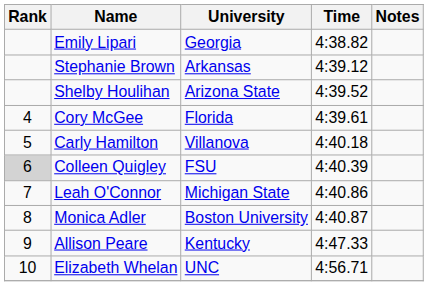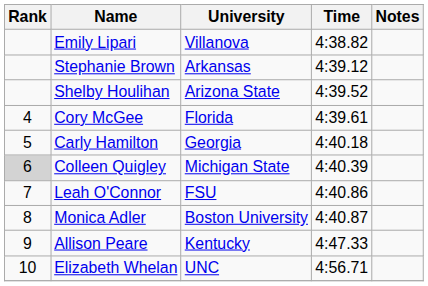(213, 42) Georgia -> (217, 42) Villanova
(217, 142) Villanova -> (213, 142) Georgia
(201, 167) FSU -> (237, 167) Michigan State
(237, 192) Michigan State -> (201, 192) FSU
